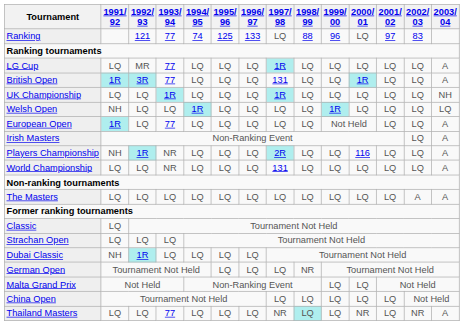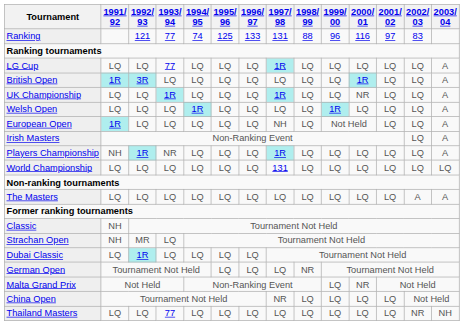(280, 36) LQ -> (280, 36) 131
(363, 36) LQ -> (363, 36) 116
(142, 65) MR -> (142, 65) LQ
(170, 80) 77 -> (170, 80) LQ
(280, 80) 131 -> (280, 80) LQ
(363, 94) LQ -> (363, 94) NR
(445, 94) NH -> (445, 94) A
(115, 109) NH -> (115, 109) LQ
(445, 109) LQ -> (445, 109) A
(170, 123) 77 -> (170, 123) LQ
(280, 123) LQ -> (280, 123) NH
(280, 153) 2R -> (280, 153) 1R
(363, 153) 116 -> (363, 153) LQ
(170, 167) NR -> (170, 167) LQ
(445, 167) A -> (445, 167) LQ
(115, 226) LQ -> (115, 226) NH
(115, 240) LQ -> (115, 240) NH
(142, 240) LQ -> (142, 240) MR
(115, 255) NH -> (115, 255) LQ
(363, 284) LQ -> (363, 284) NR
(280, 298) LQ -> (280, 298) NR
(280, 313) NR -> (280, 313) LQ
(308, 313) paleturquoise background -> (308, 313) no background
(363, 313) NR -> (363, 313) LQ
(445, 313) A -> (445, 313) NH
